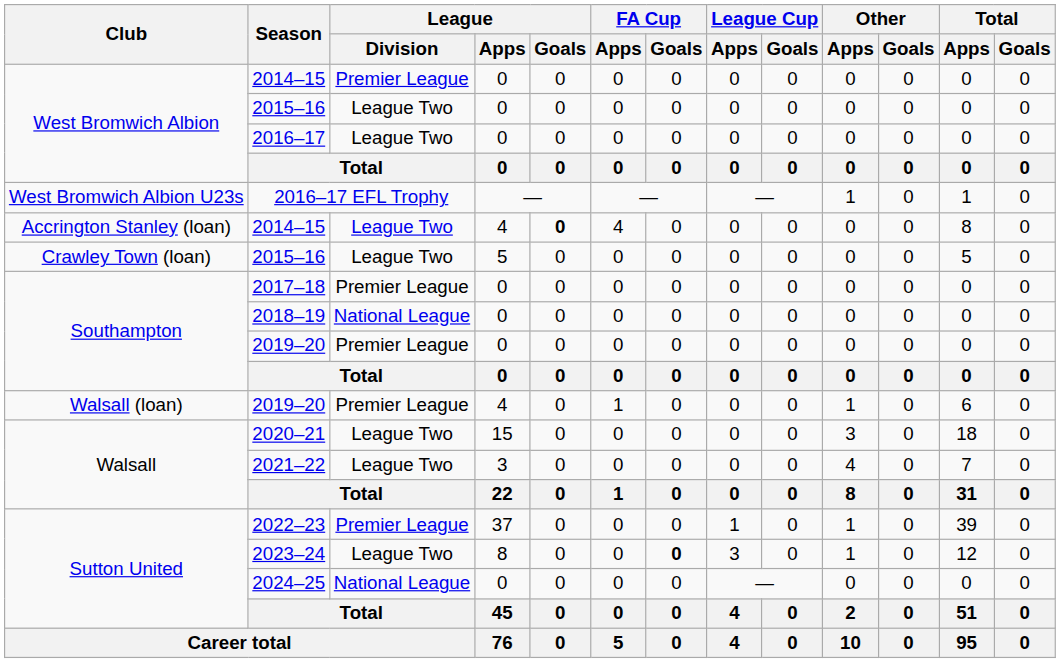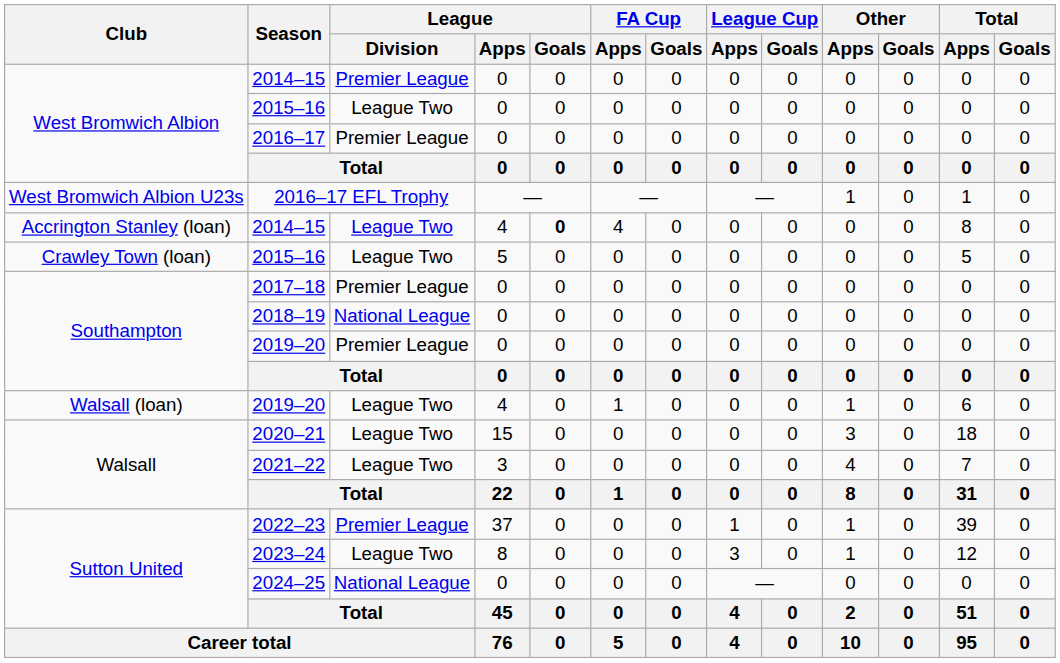(402, 138) League Two -> (402, 138) Premier League
(402, 405) Premier League -> (402, 405) League Two
(676, 553) bold -> (676, 553) normal
